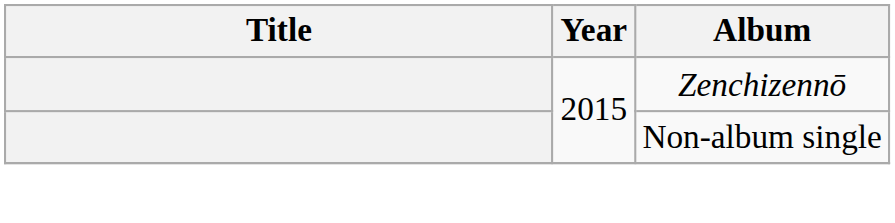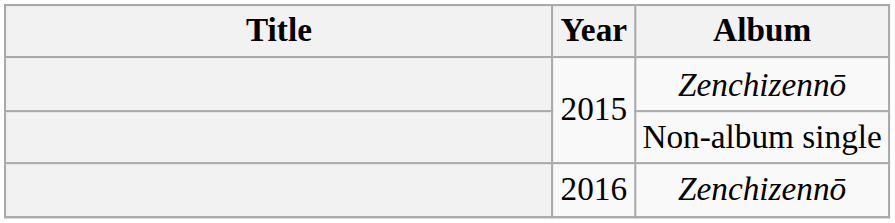+ row: (594, 189)
